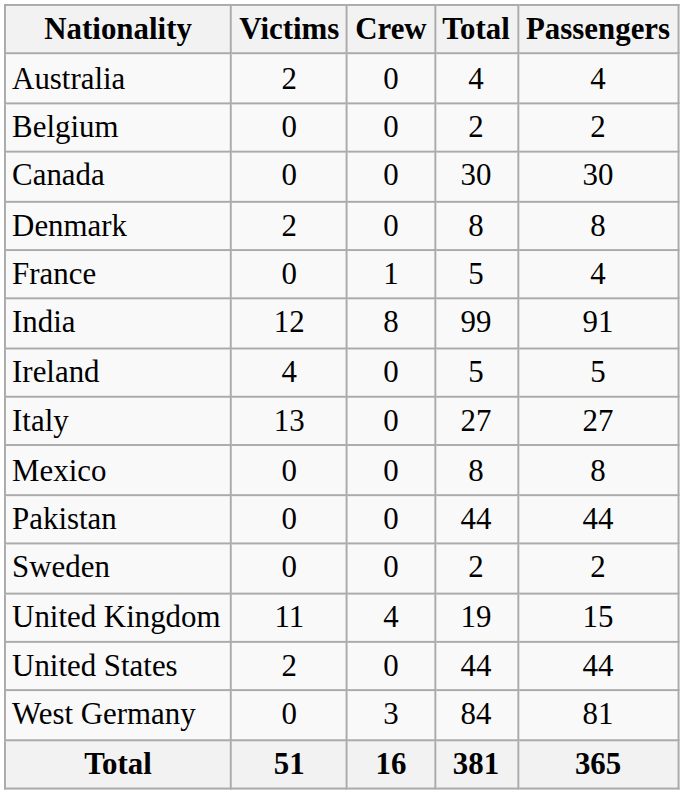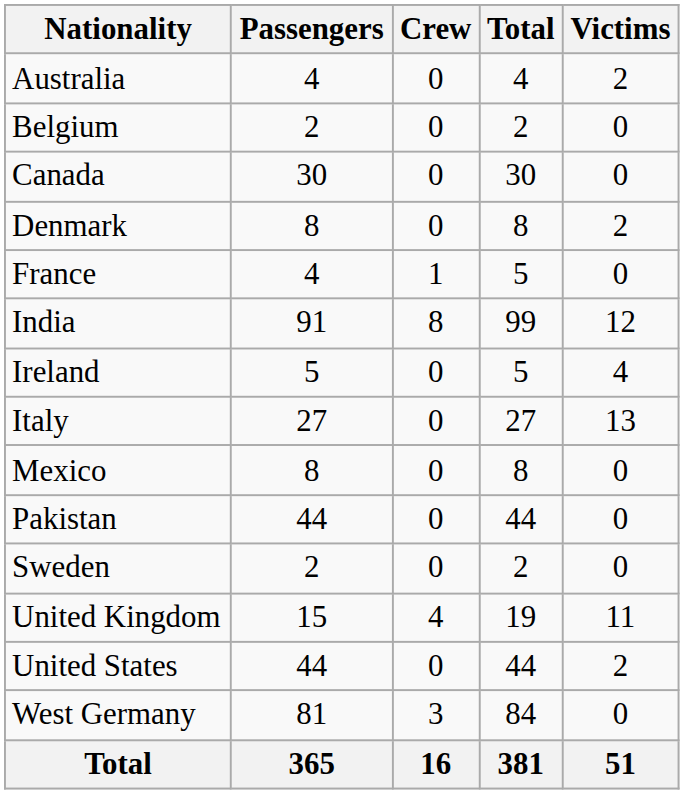columns swapped: (598, 28) <-> (289, 28)
